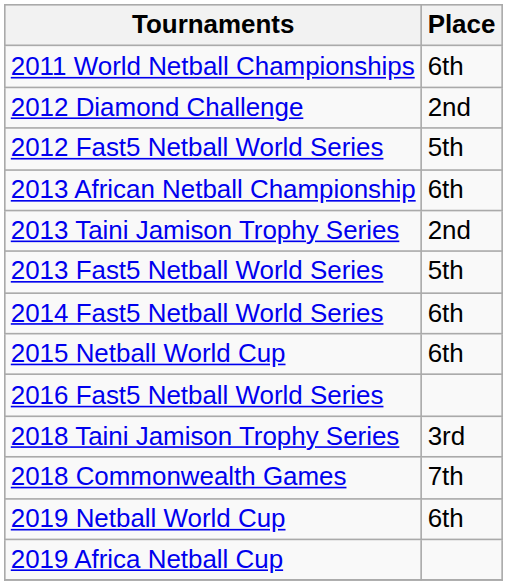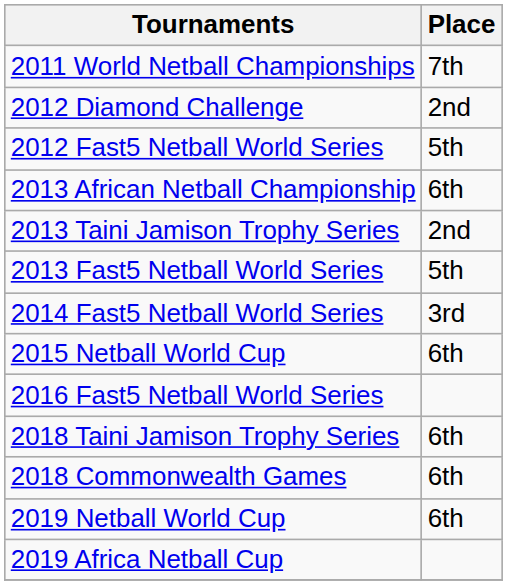(446, 66) 6th -> (446, 66) 7th
(446, 312) 6th -> (446, 312) 3rd
(446, 436) 3rd -> (446, 436) 6th
(446, 477) 7th -> (446, 477) 6th
